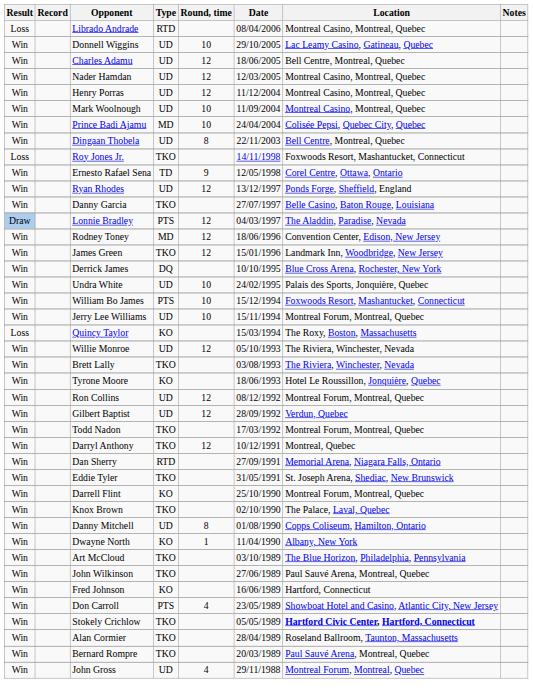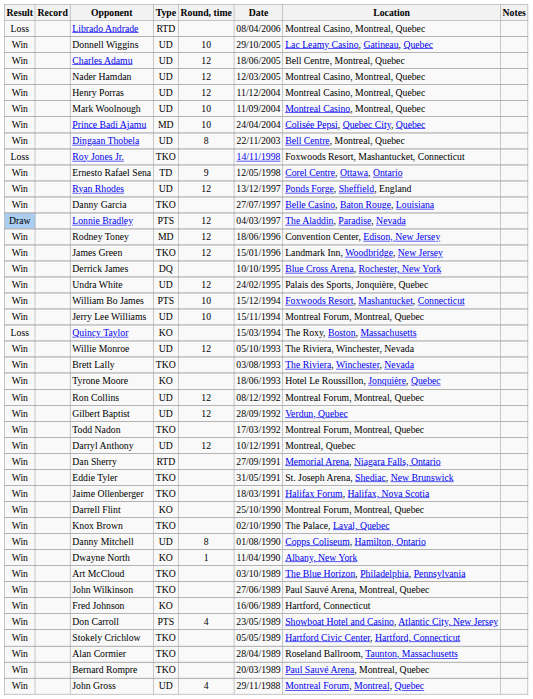(206, 285) 10 -> (206, 285) 12
(166, 445) TKO -> (166, 445) UD
+ row: (108, 493)
(380, 622) bold -> (373, 638) normal
